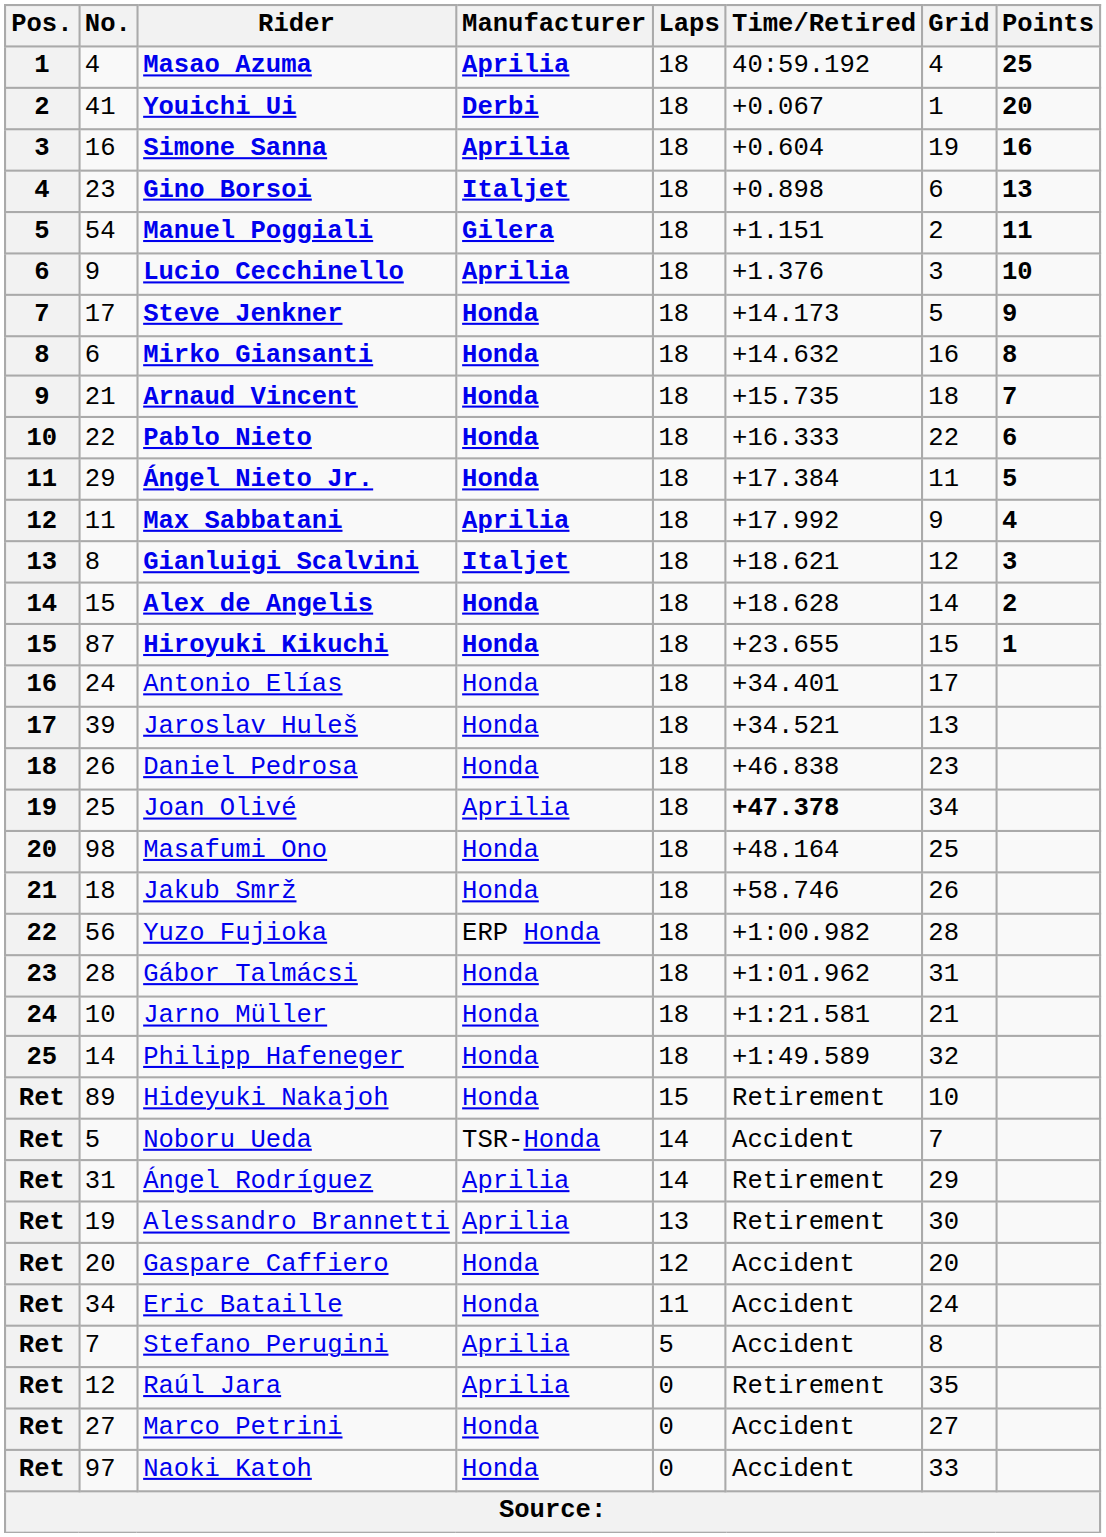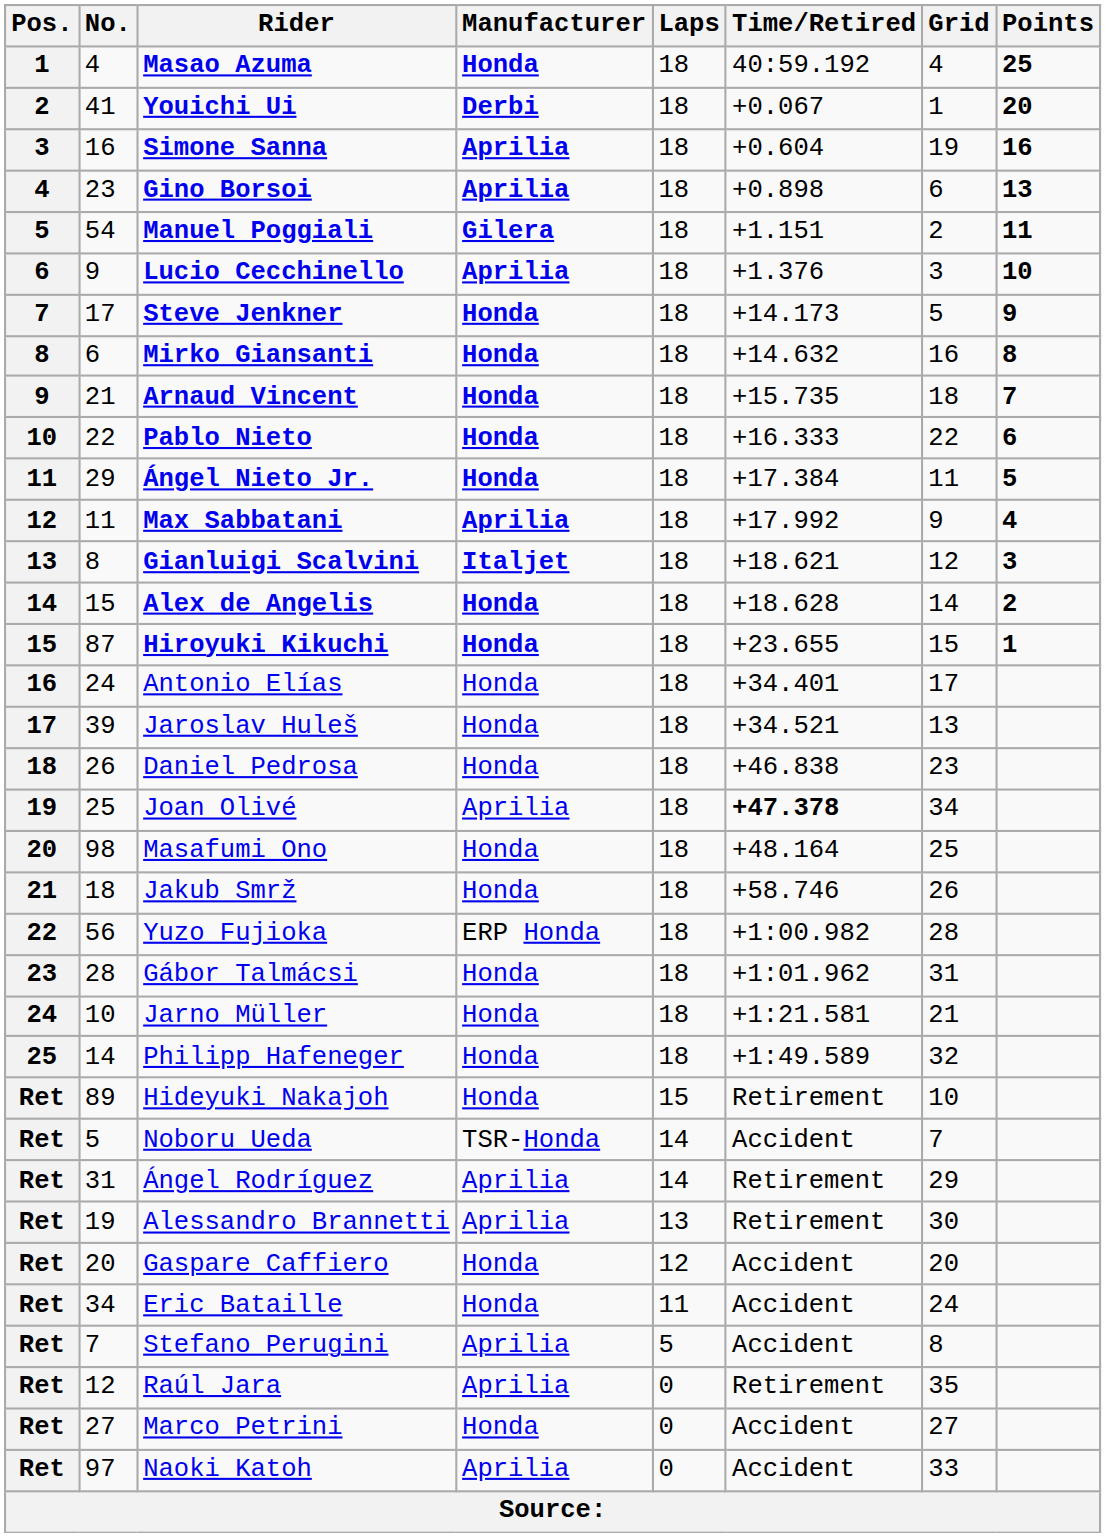(516, 67) Aprilia -> (500, 67) Honda
(516, 191) Italjet -> (516, 191) Aprilia
(500, 1470) Honda -> (516, 1470) Aprilia
